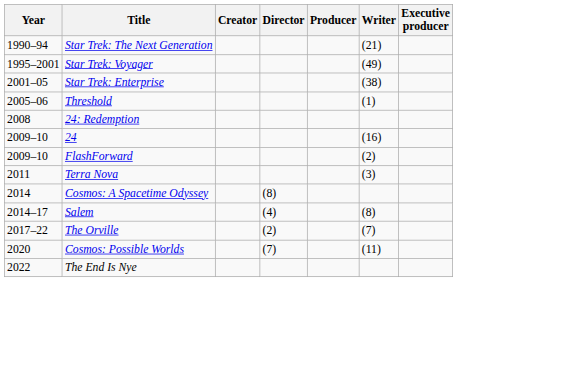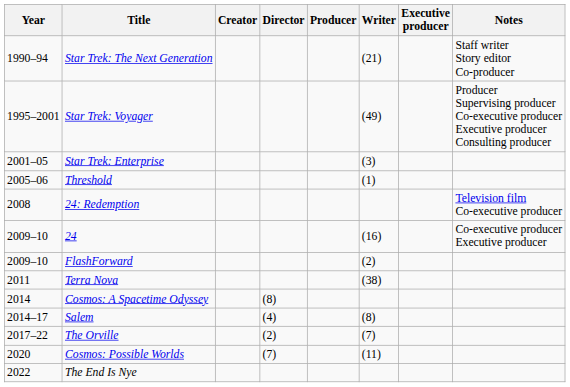+ column: (509, 20)
(372, 82) (38) -> (369, 161) (3)
(369, 175) (3) -> (372, 280) (38)
